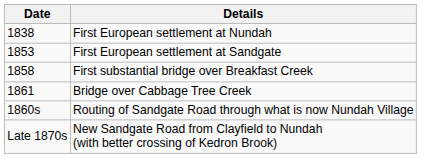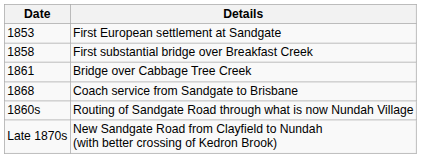- row: (172, 33)
+ row: (186, 91)
